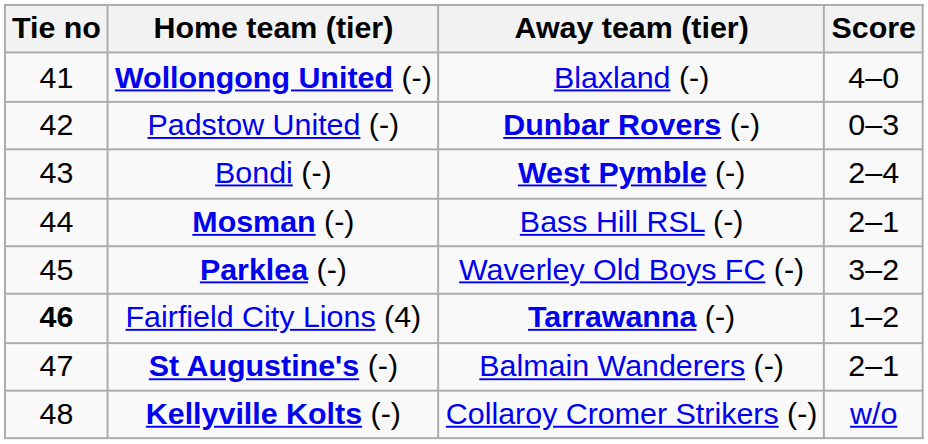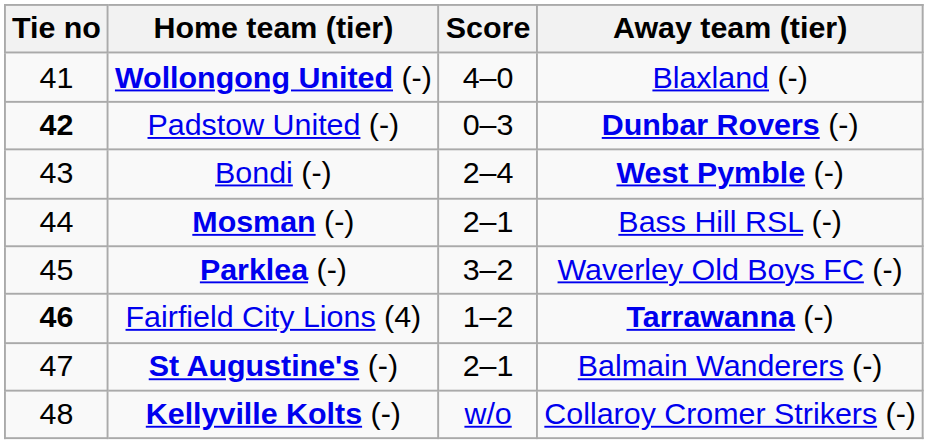columns swapped: (874, 28) <-> (632, 28)
(56, 125) normal -> (56, 125) bold
